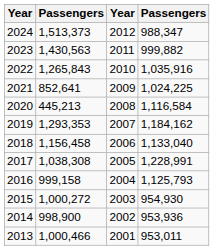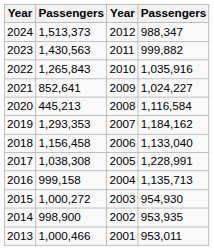(167, 87) 1,024,225 -> (167, 87) 1,024,227
(167, 180) 1,125,793 -> (167, 180) 1,135,713
(162, 217) 953,936 -> (162, 217) 953,935
